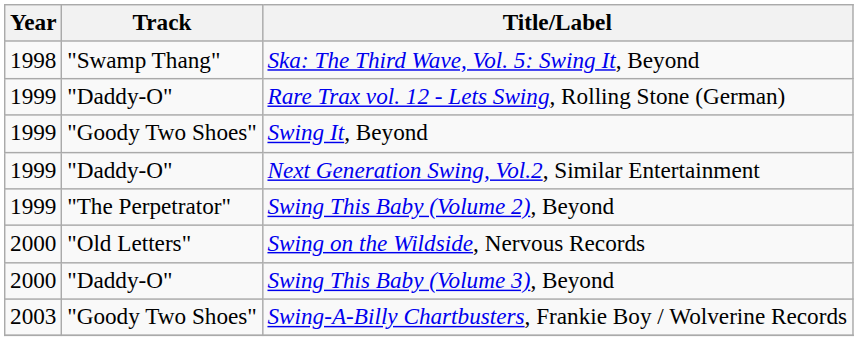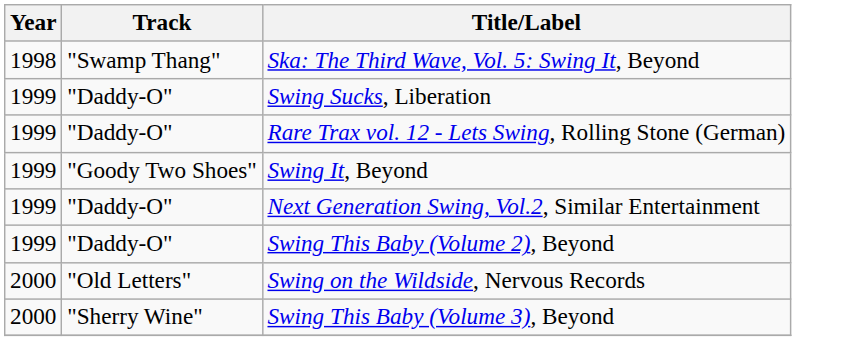+ row: (379, 96)
(149, 206) "The Perpetrator" -> (120, 243) "Daddy-O"
(120, 280) "Daddy-O" -> (135, 317) "Sherry Wine"
- row: (557, 317)
